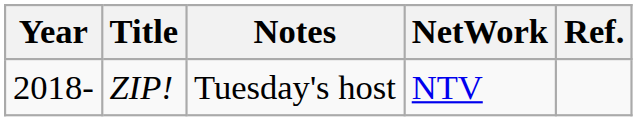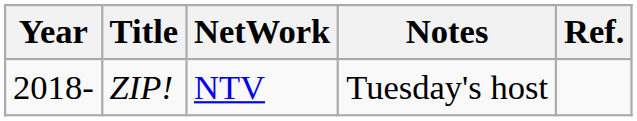columns swapped: (480, 31) <-> (295, 31)
